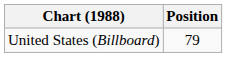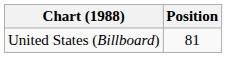(192, 40) 79 -> (192, 40) 81
